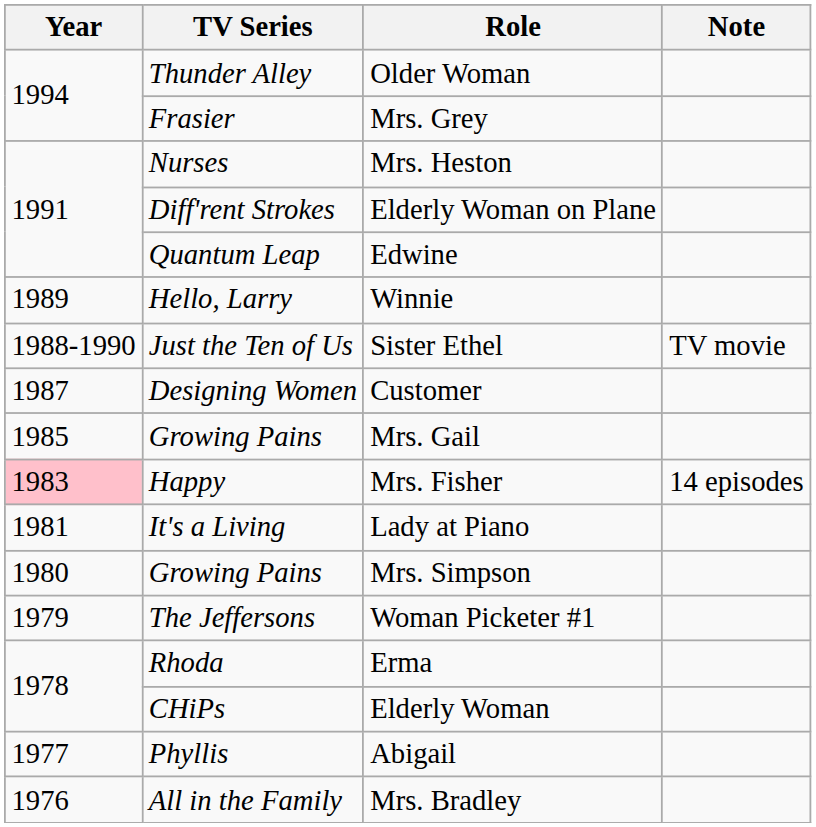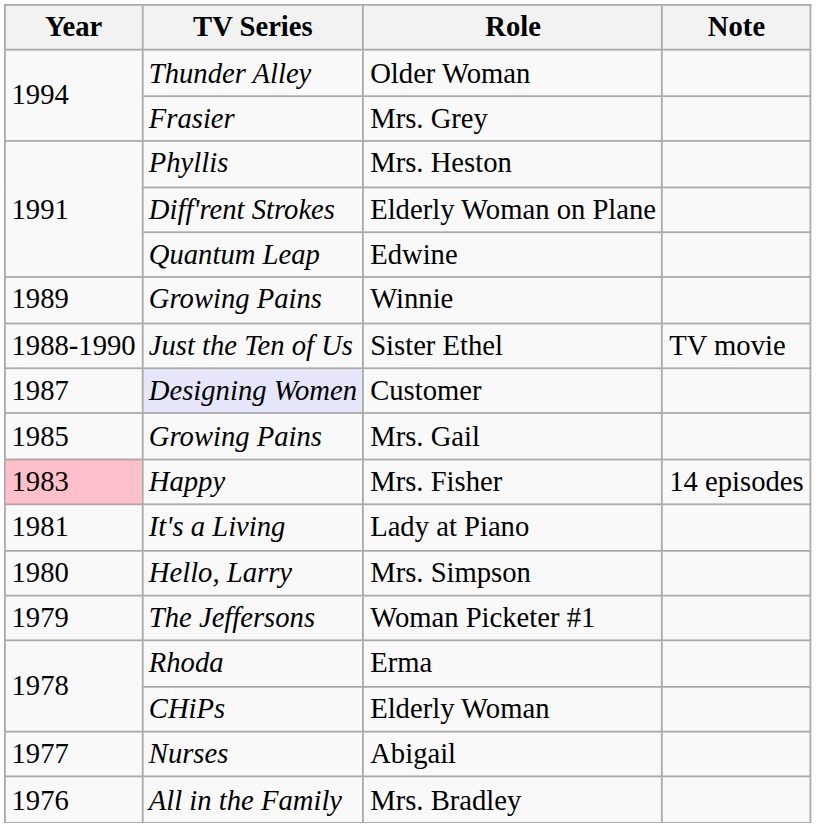(189, 163) Nurses -> (189, 163) Phyllis
(220, 299) Hello, Larry -> (235, 299) Growing Pains
(253, 390) no background -> (253, 390) lavender background
(235, 572) Growing Pains -> (220, 572) Hello, Larry
(189, 753) Phyllis -> (189, 753) Nurses
